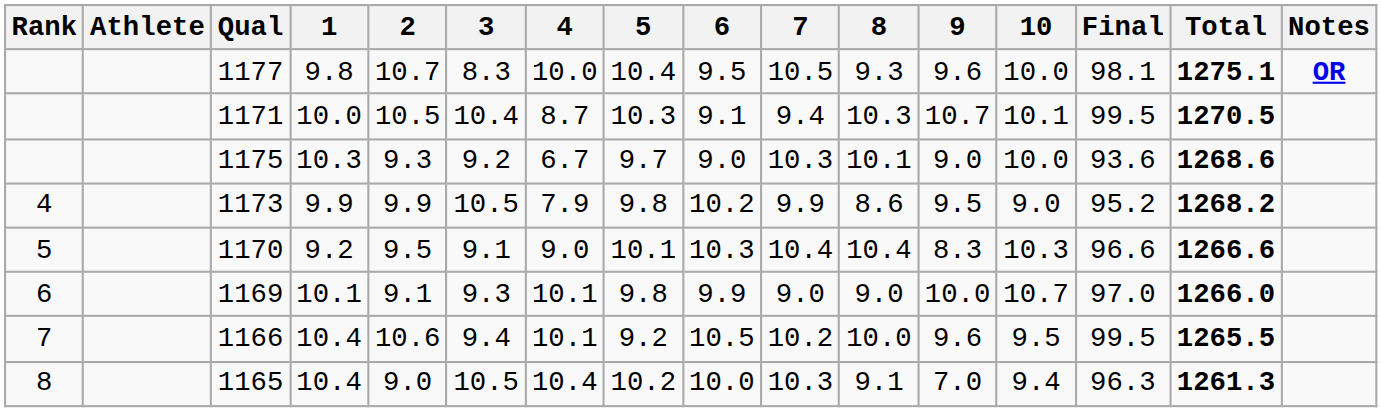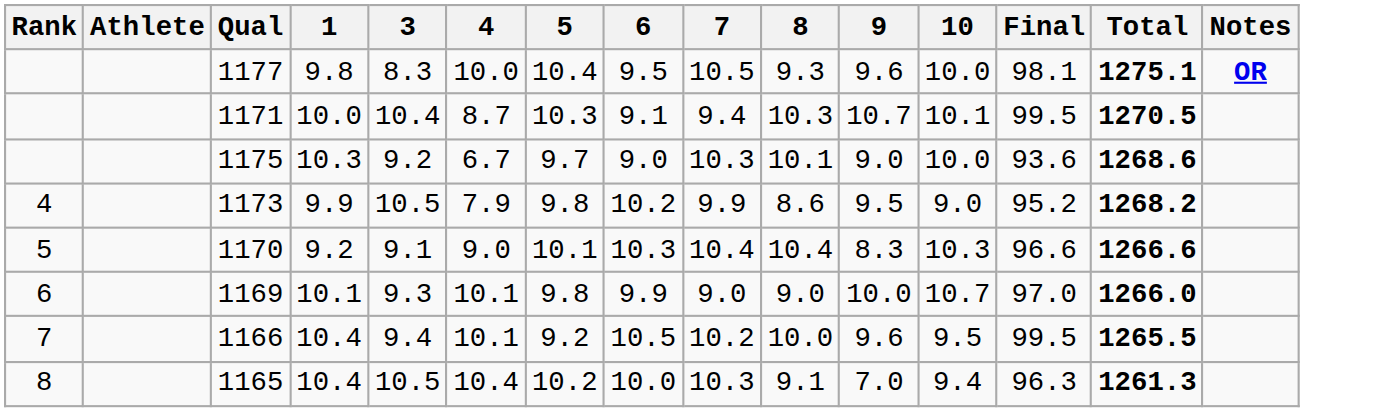- column: (408, 27)
